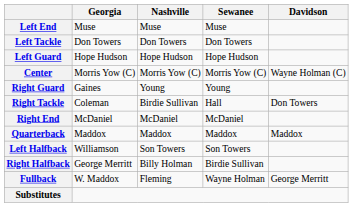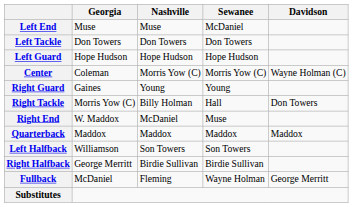(216, 27) Muse -> (224, 27) McDaniel
(105, 73) Morris Yow (C) -> (91, 73) Coleman
(91, 103) Coleman -> (105, 103) Morris Yow (C)
(169, 103) Birdie Sullivan -> (166, 103) Billy Holman
(93, 118) McDaniel -> (97, 118) W. Maddox
(224, 118) McDaniel -> (216, 118) Muse
(166, 164) Billy Holman -> (169, 164) Birdie Sullivan
(97, 179) W. Maddox -> (93, 179) McDaniel
